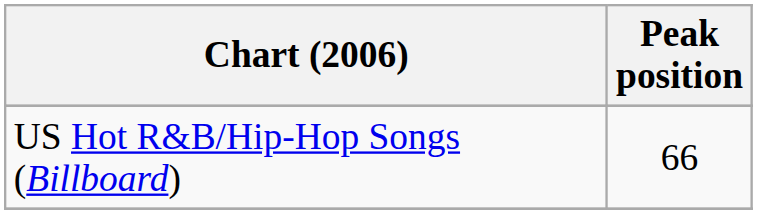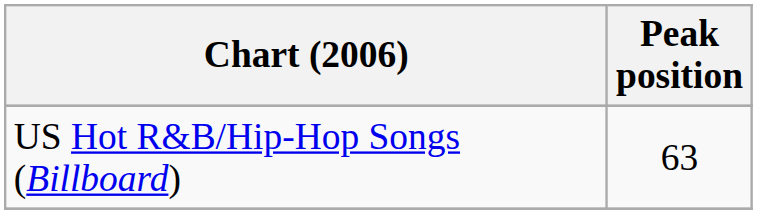(680, 156) 66 -> (680, 156) 63
